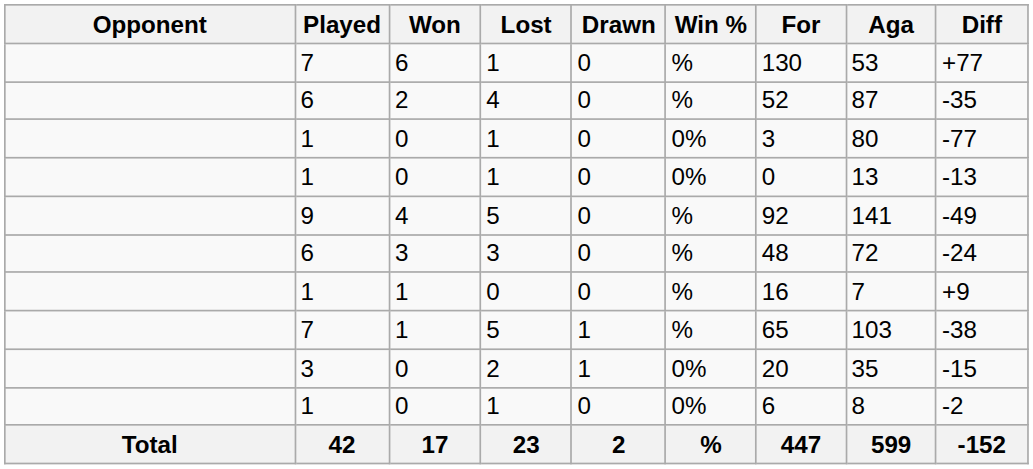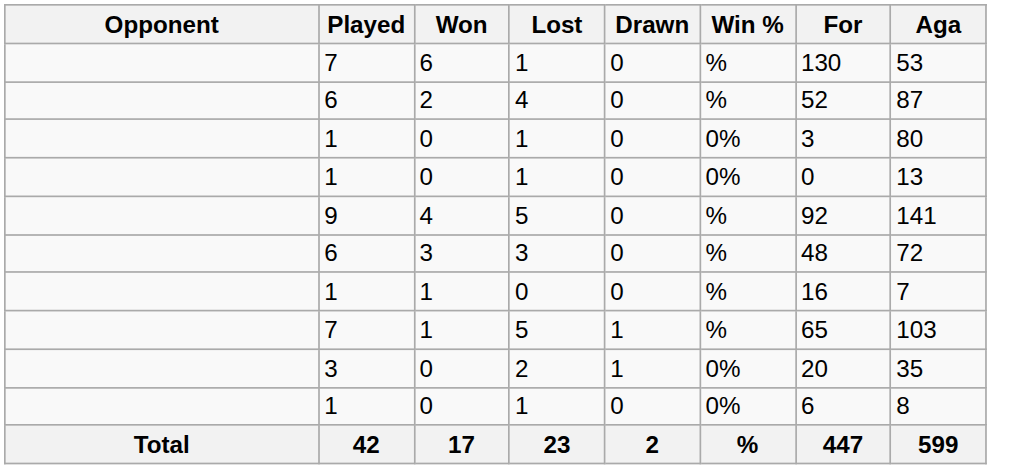- column: (982, 24)
